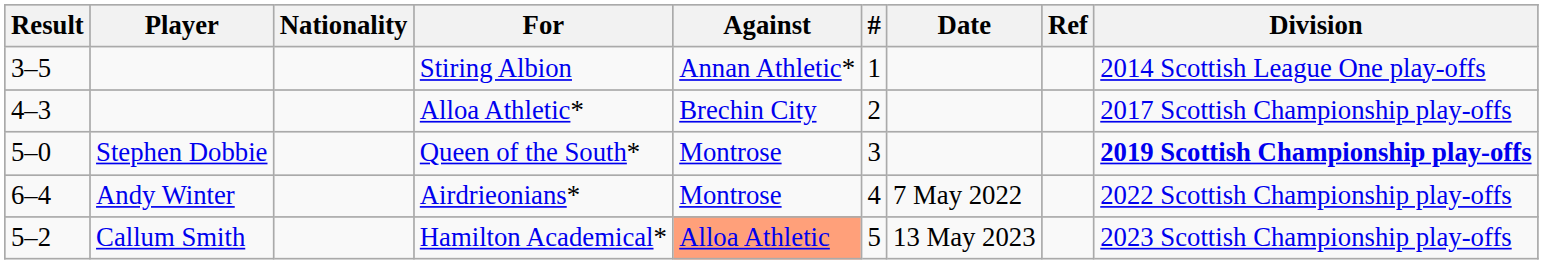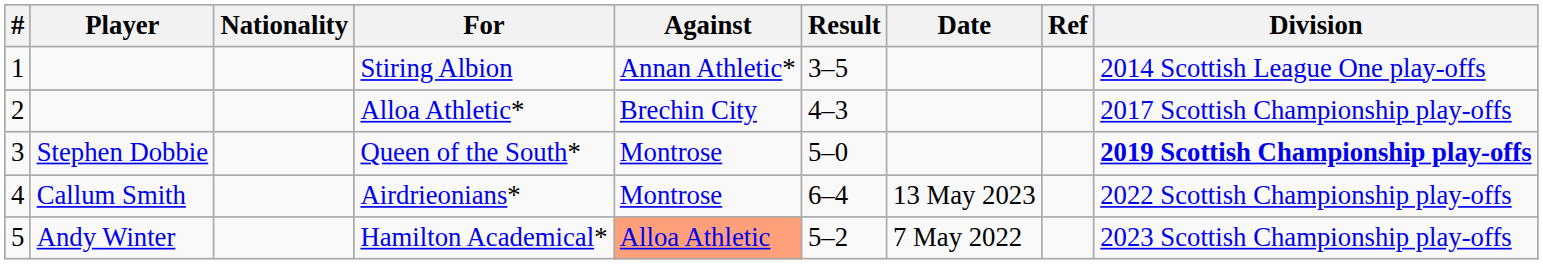columns swapped: (874, 25) <-> (47, 25)
(165, 195) Andy Winter -> (111, 195) Callum Smith
(958, 195) 7 May 2022 -> (964, 195) 13 May 2023
(171, 237) Callum Smith -> (106, 237) Andy Winter
(964, 237) 13 May 2023 -> (958, 237) 7 May 2022
